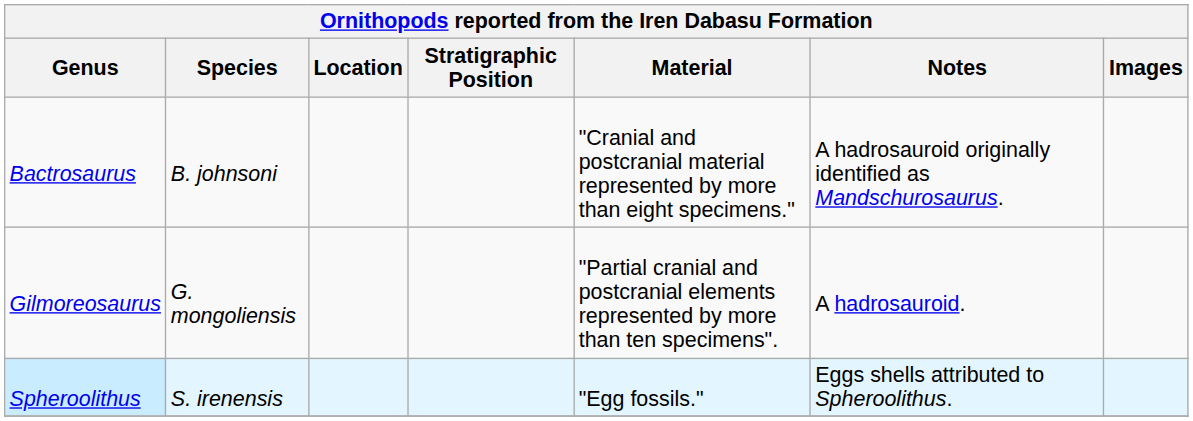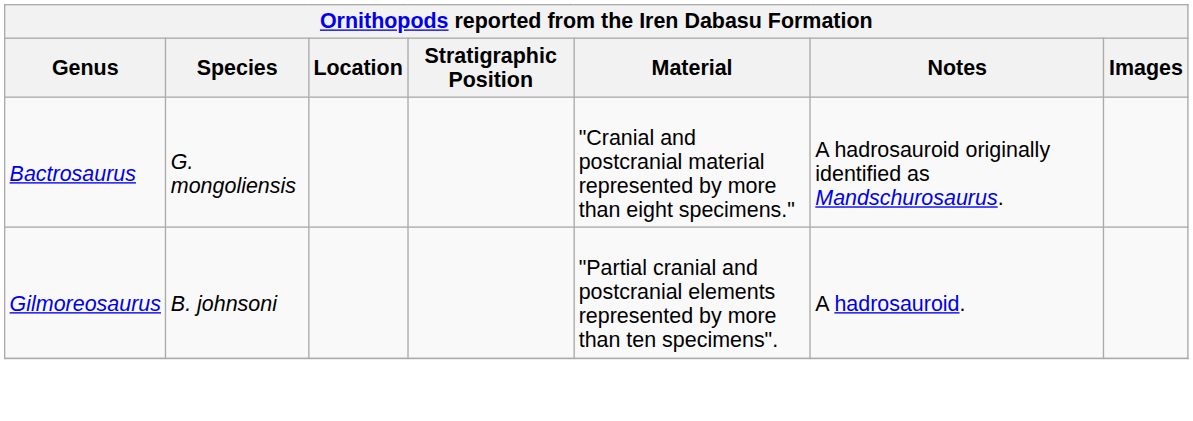(224, 173) B. johnsoni -> (233, 173) G. mongoliensis
(233, 304) G. mongoliensis -> (224, 304) B. johnsoni
- row: (75, 398)
